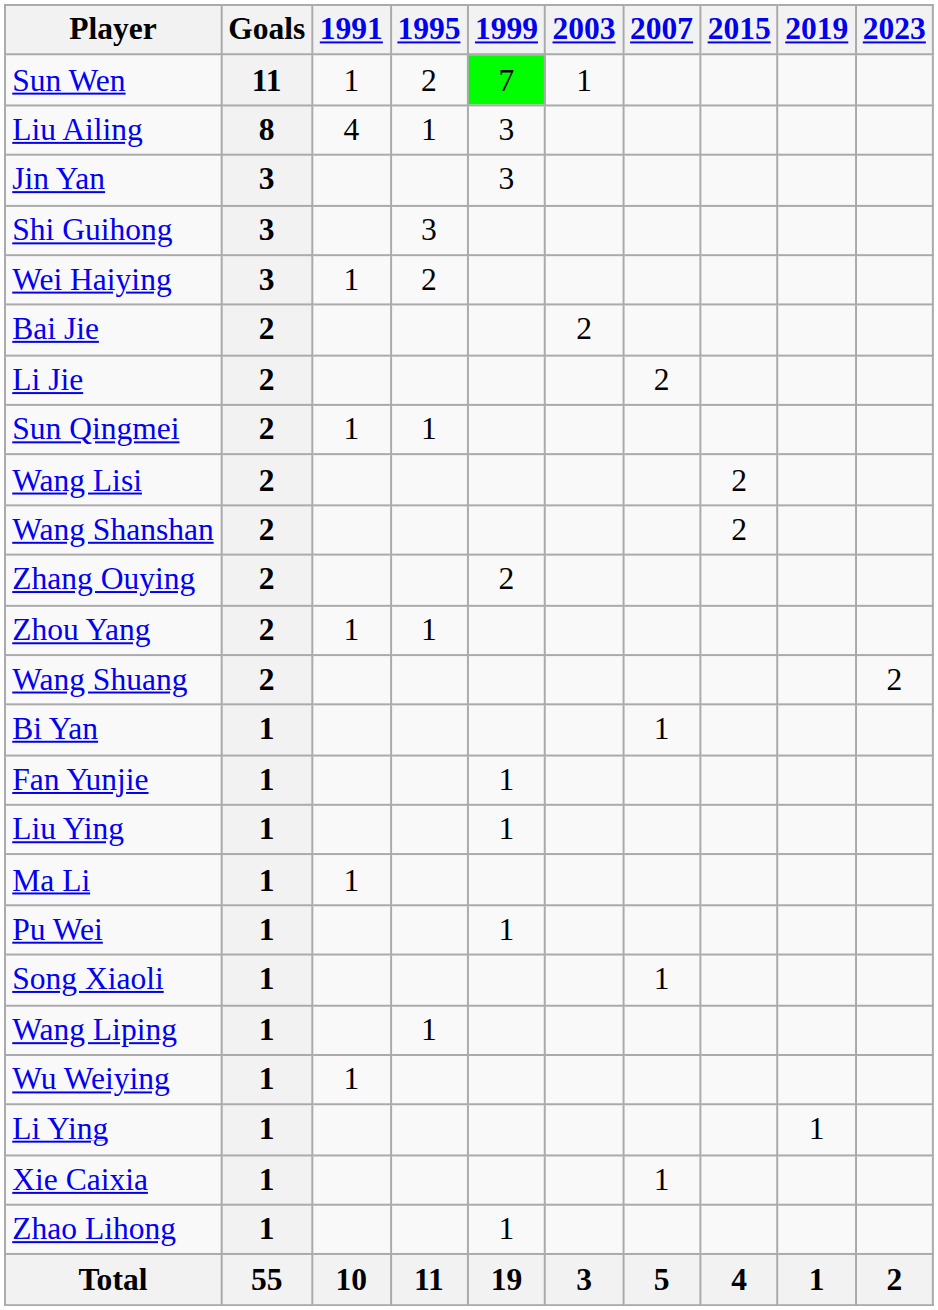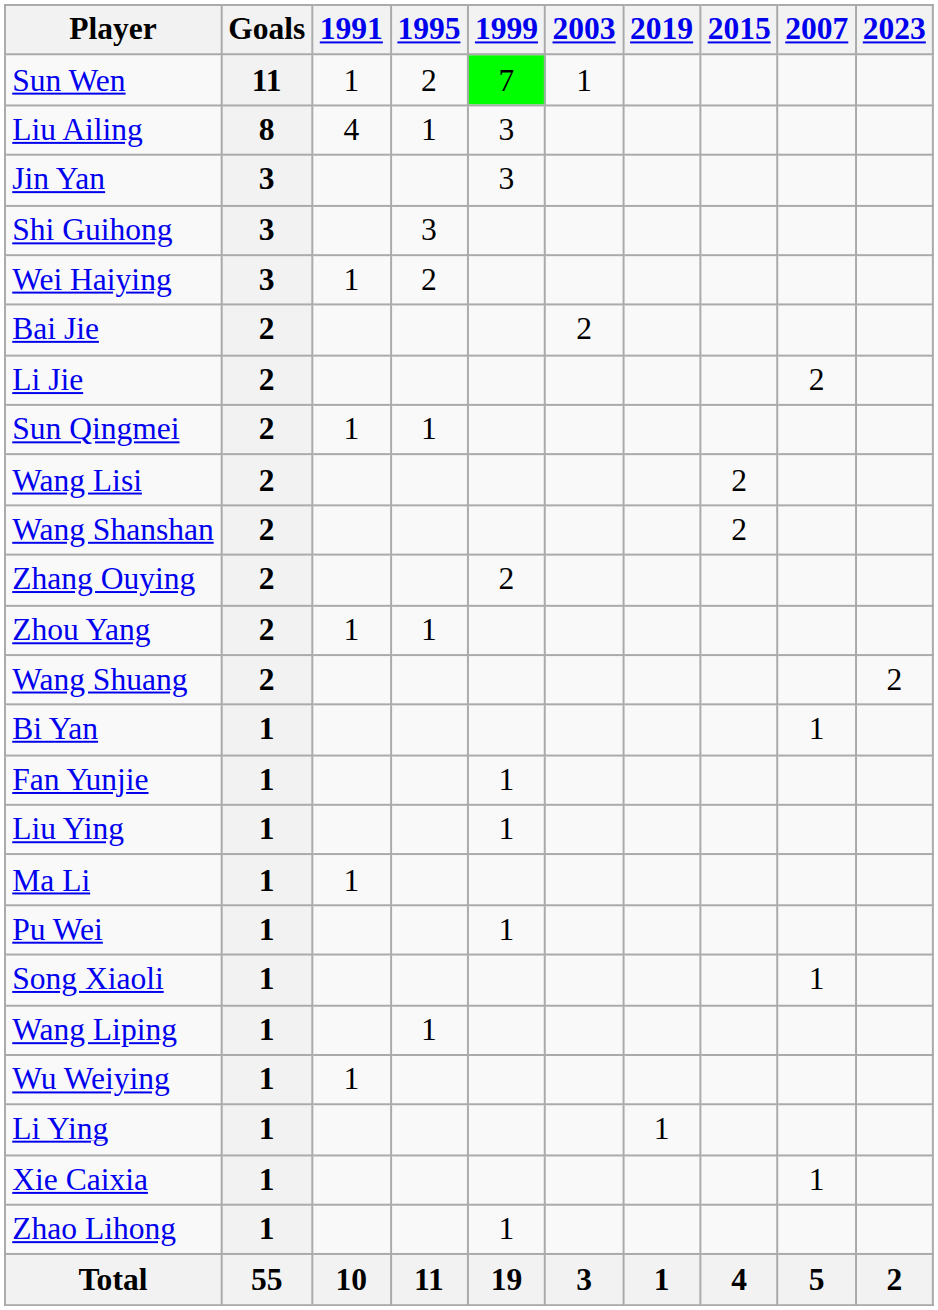columns swapped: (662, 29) <-> (817, 29)
